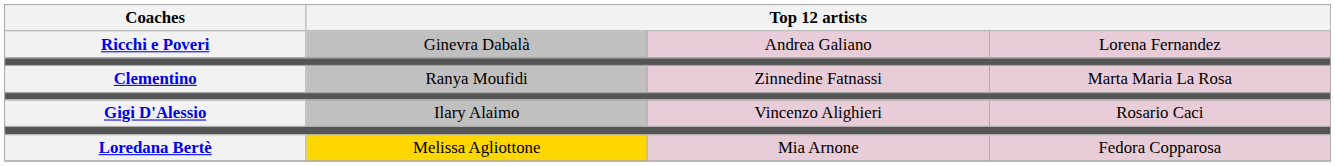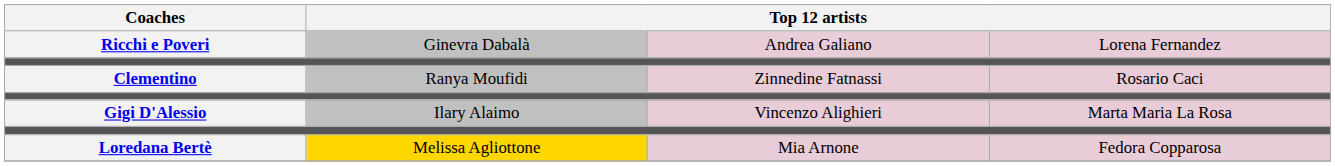(1160, 78) Marta Maria La Rosa -> (1160, 78) Rosario Caci
(1160, 113) Rosario Caci -> (1160, 113) Marta Maria La Rosa
